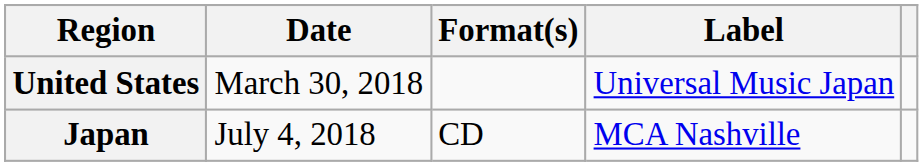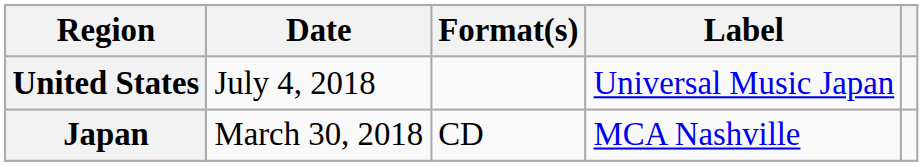(319, 82) March 30, 2018 -> (295, 82) July 4, 2018
(295, 134) July 4, 2018 -> (319, 134) March 30, 2018
